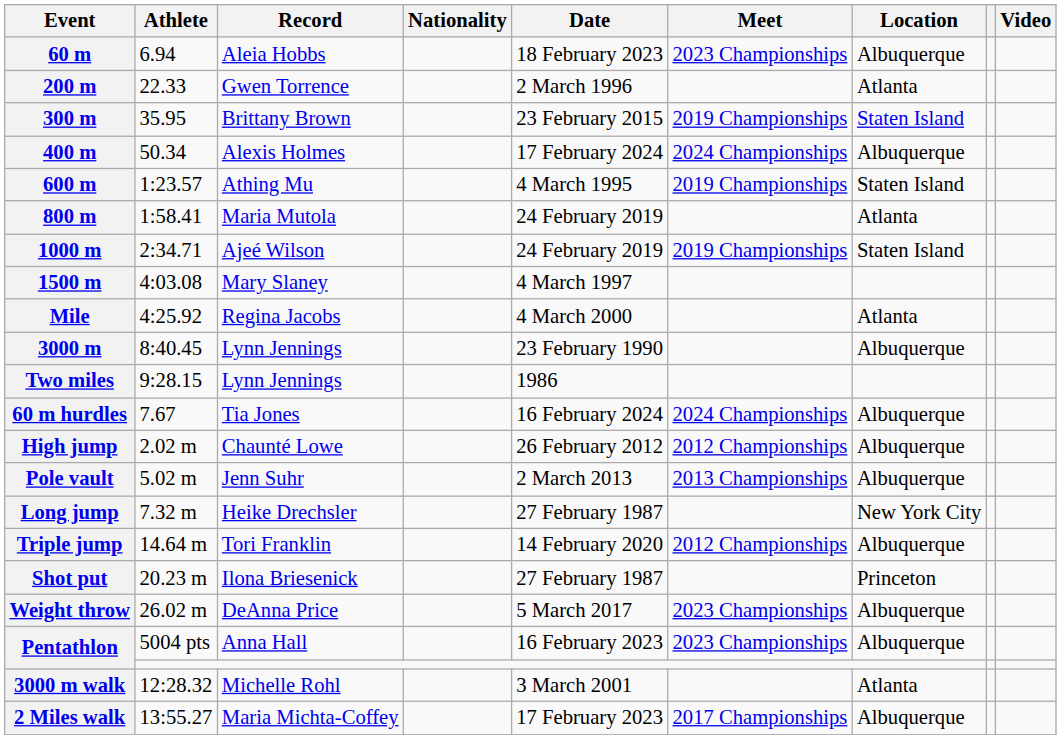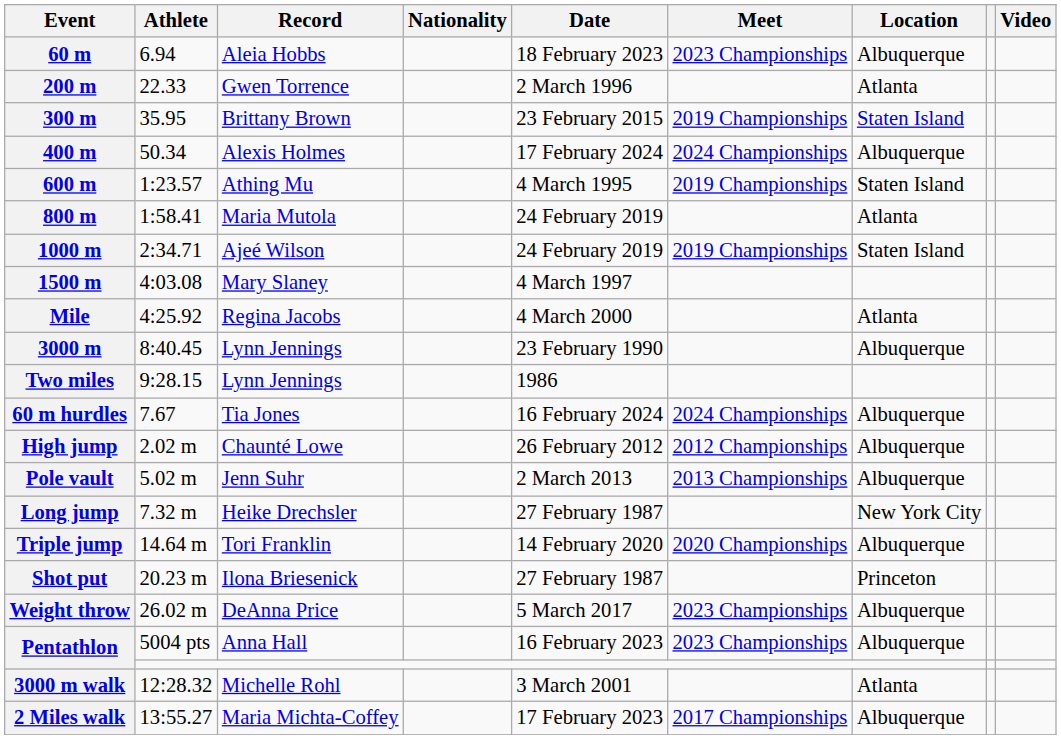(760, 544) 2012 Championships -> (760, 544) 2020 Championships
